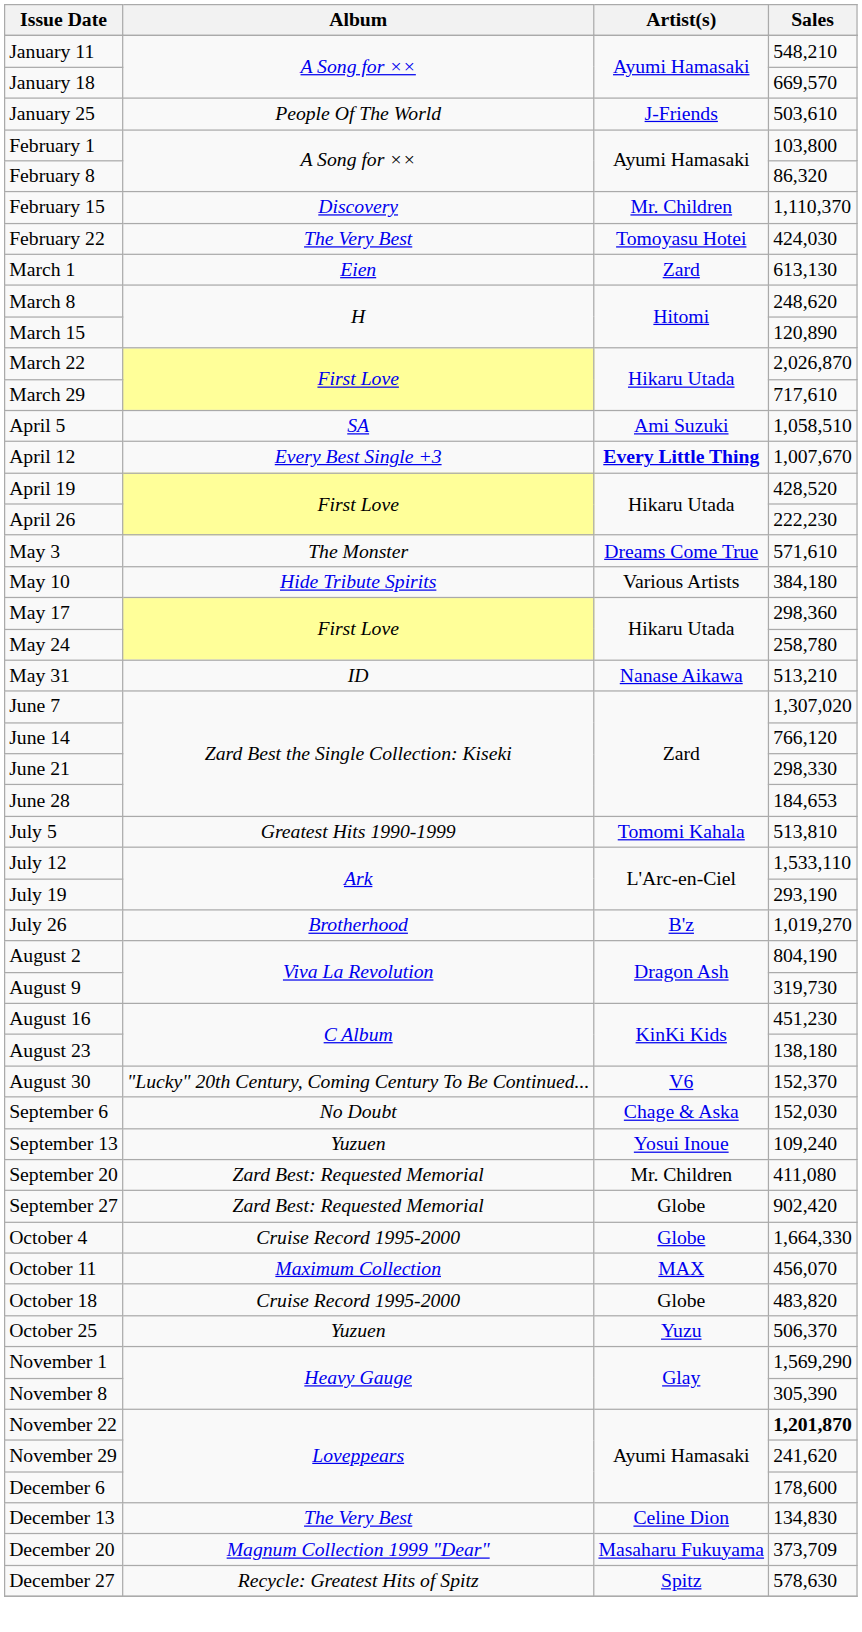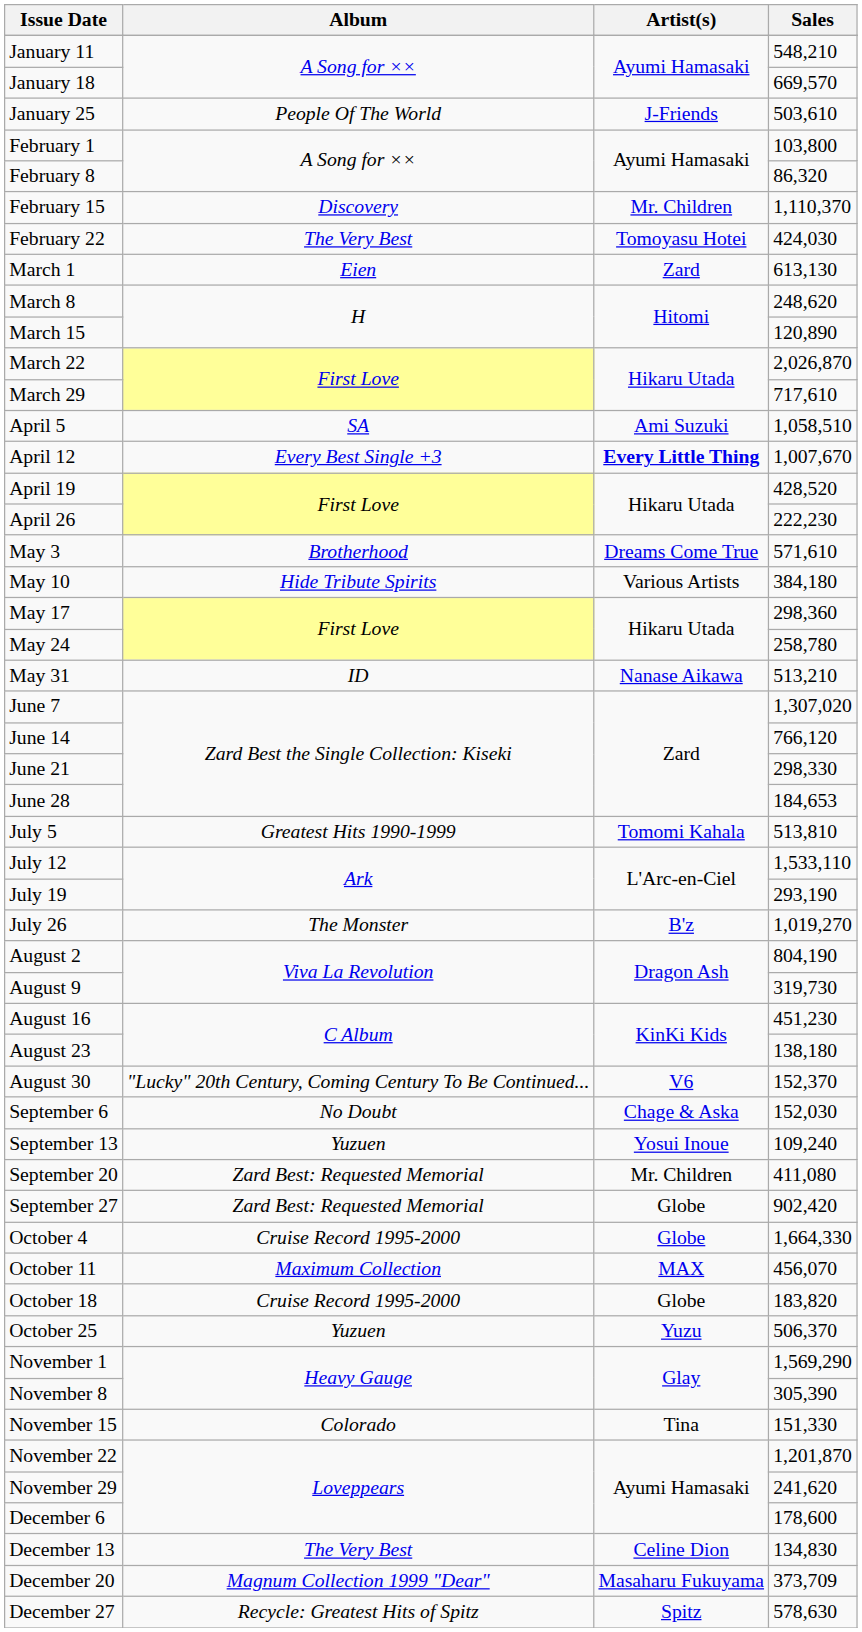(358, 550) The Monster -> (358, 550) Brotherhood
(358, 925) Brotherhood -> (358, 925) The Monster
(805, 1299) 483,820 -> (805, 1299) 183,820
+ row: (63, 1424)
(812, 1424) bold -> (812, 1455) normal
